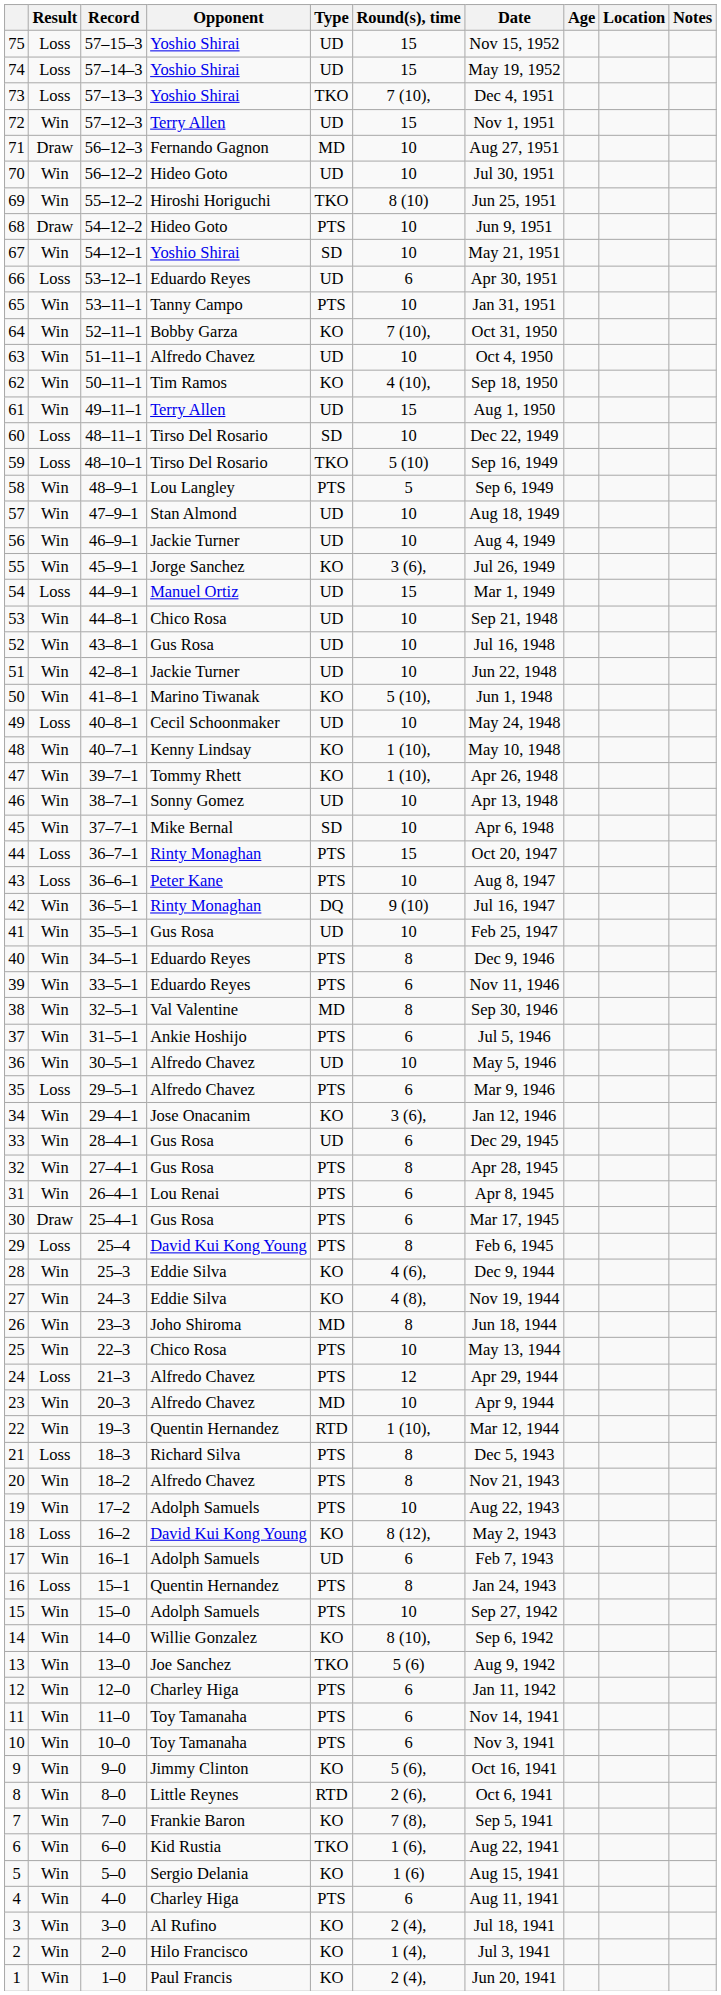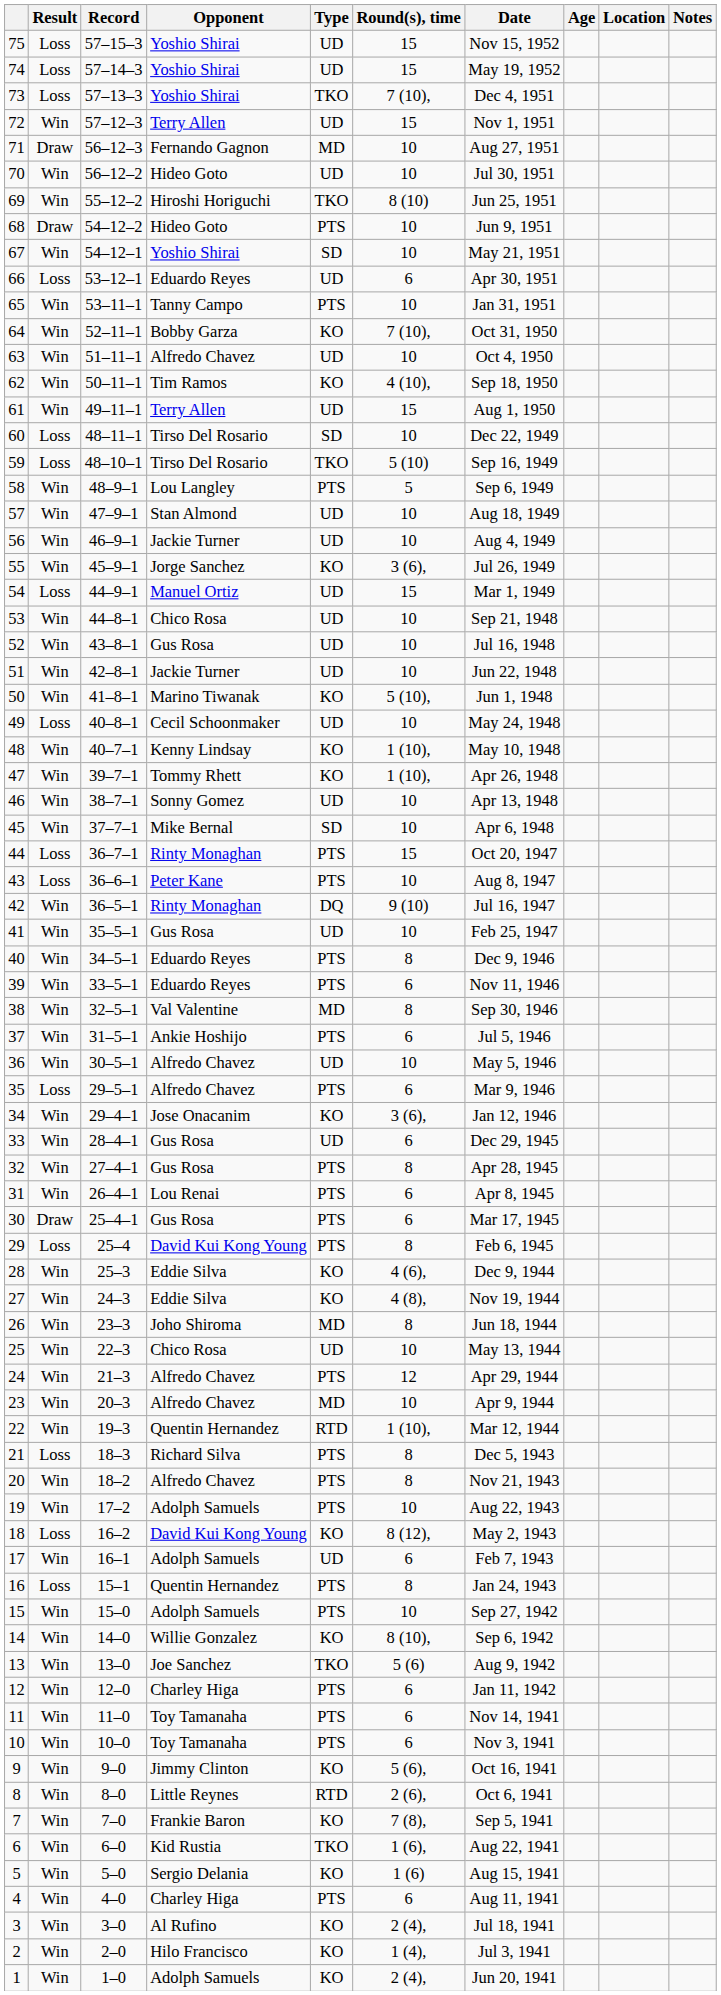(332, 1350) PTS -> (332, 1350) UD
(55, 1376) Loss -> (55, 1376) Win
(191, 1977) Paul Francis -> (205, 1977) Adolph Samuels
